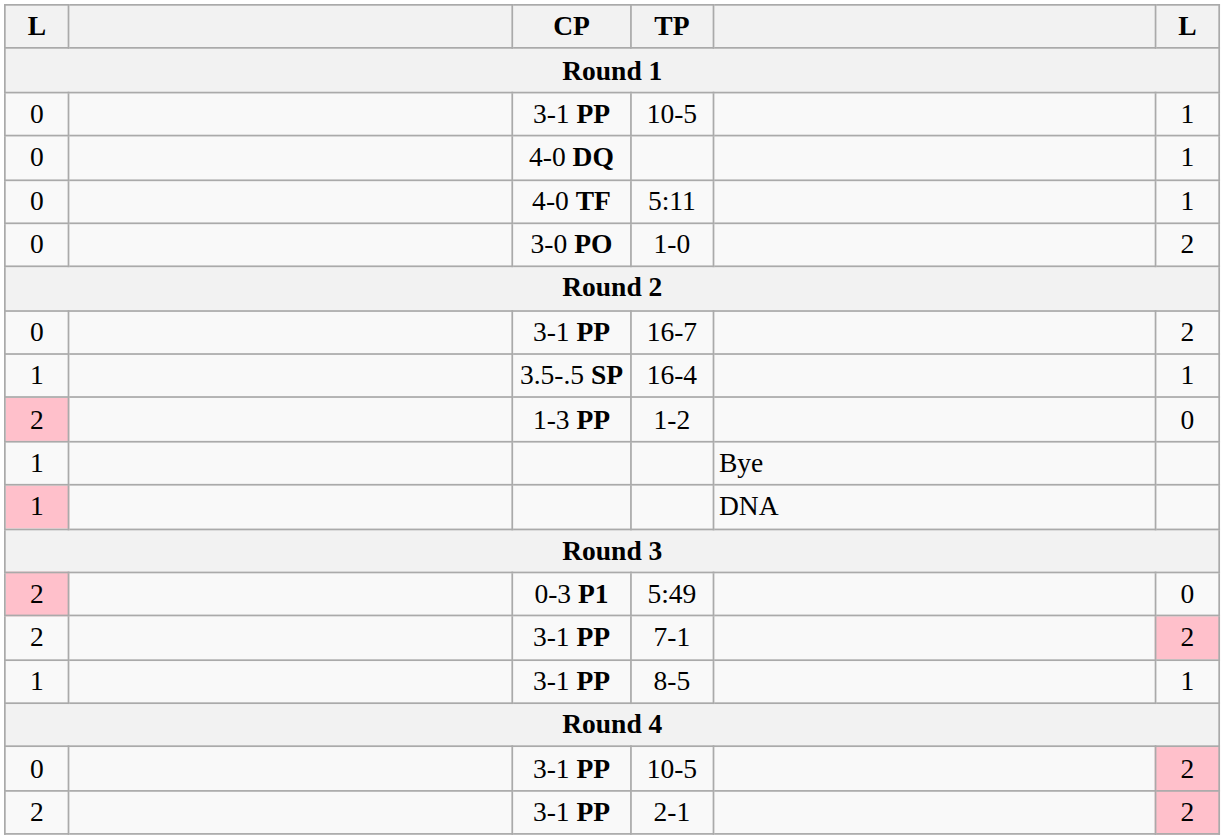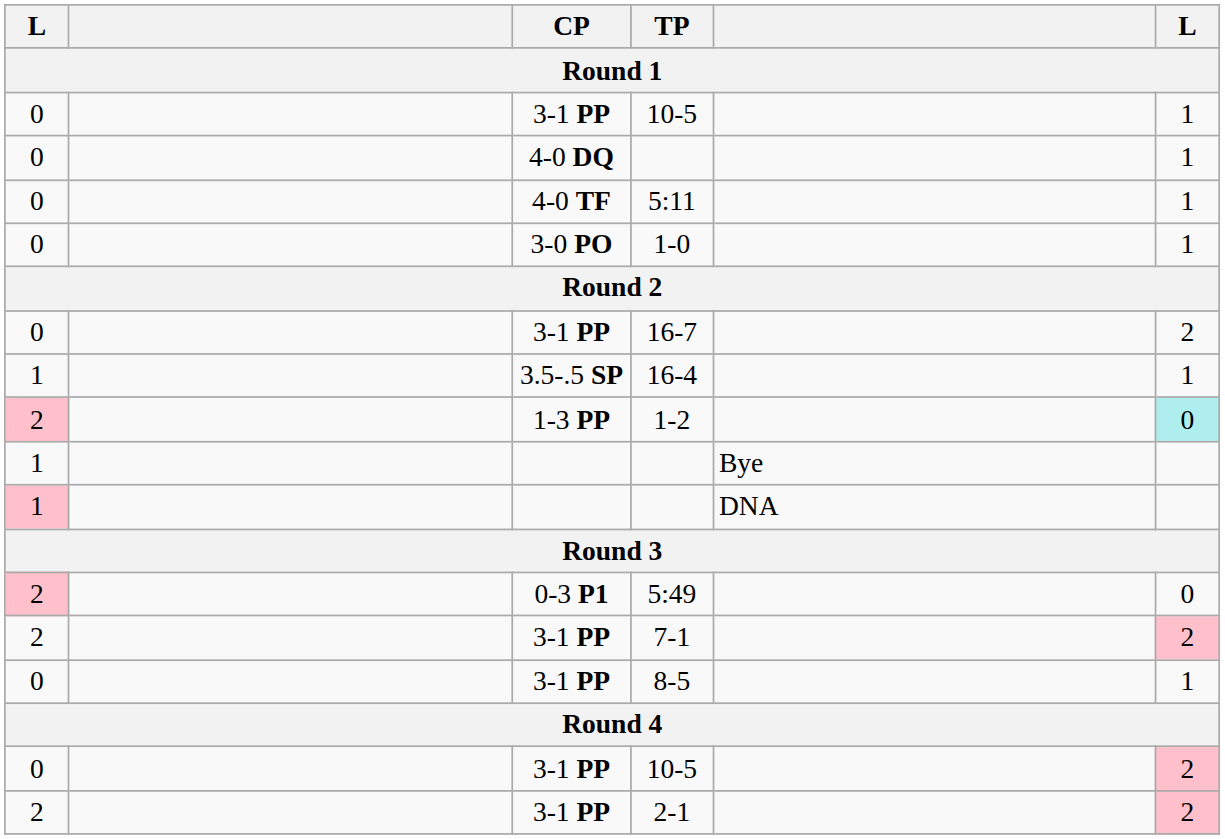(1187, 244) 2 -> (1187, 244) 1
(1187, 419) no background -> (1187, 419) paleturquoise background
(37, 680) 1 -> (37, 680) 0
